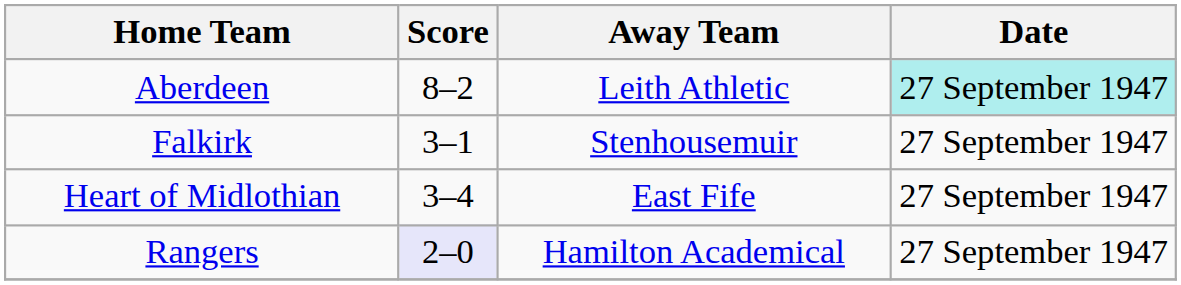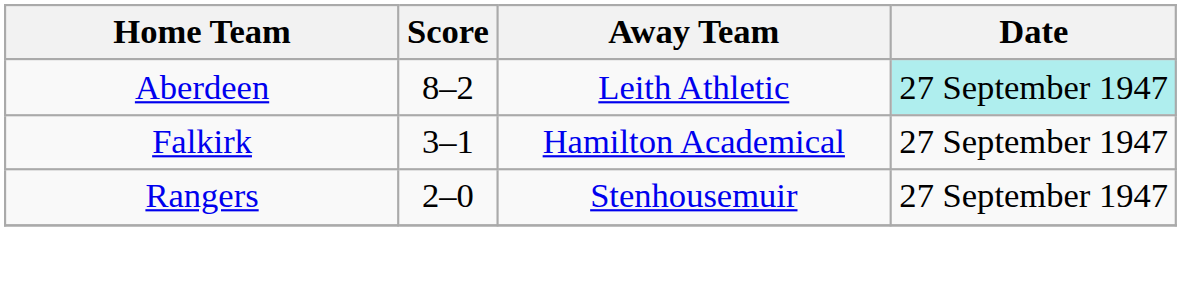(694, 141) Stenhousemuir -> (694, 141) Hamilton Academical
- row: (202, 196)
(448, 251) lavender background -> (448, 196) no background
(694, 251) Hamilton Academical -> (694, 196) Stenhousemuir
